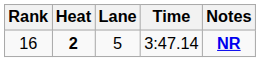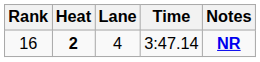(118, 43) 5 -> (118, 43) 4
